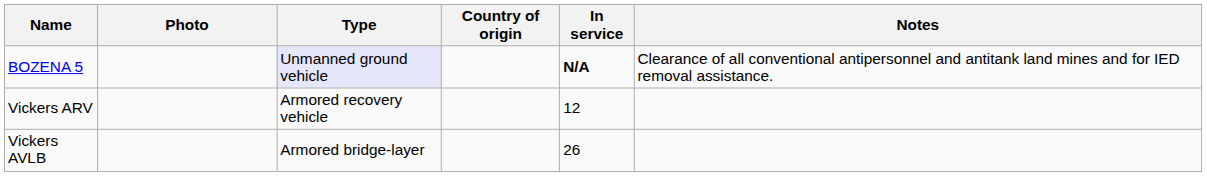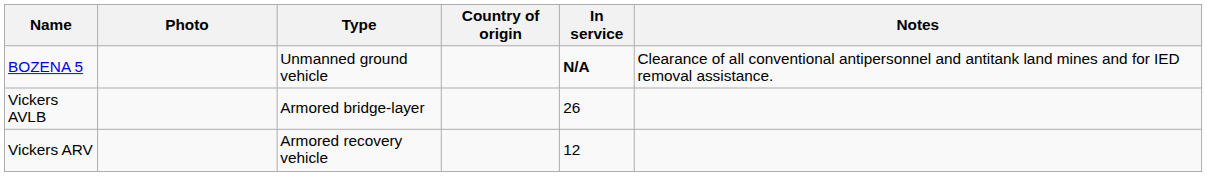(344, 66) lavender background -> (344, 66) no background
rows swapped: (33, 150) <-> (50, 108)
